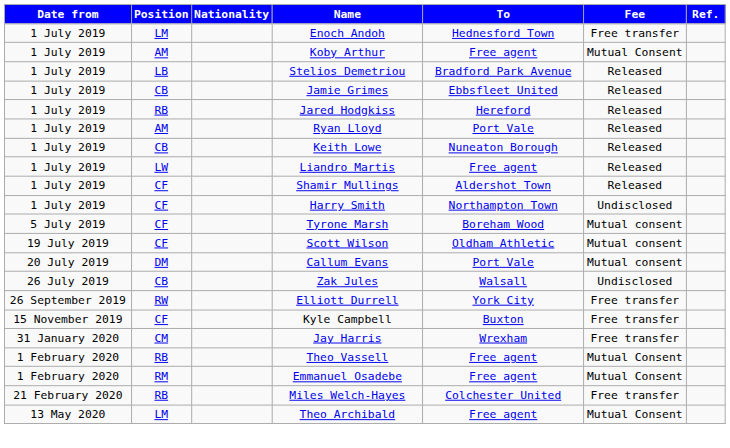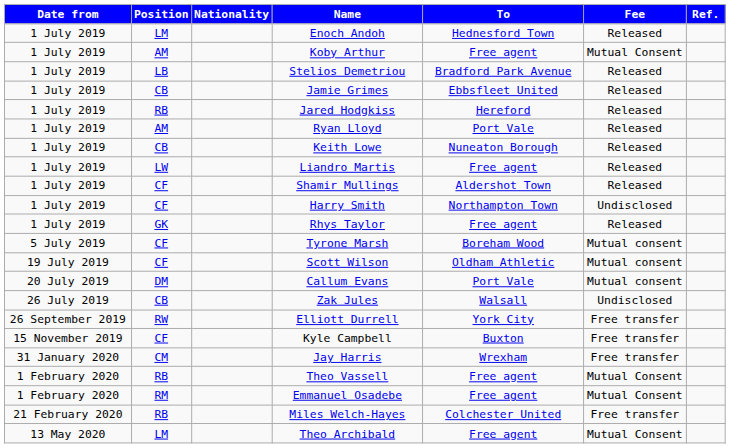(635, 33) Free transfer -> (635, 33) Released
+ row: (347, 223)
